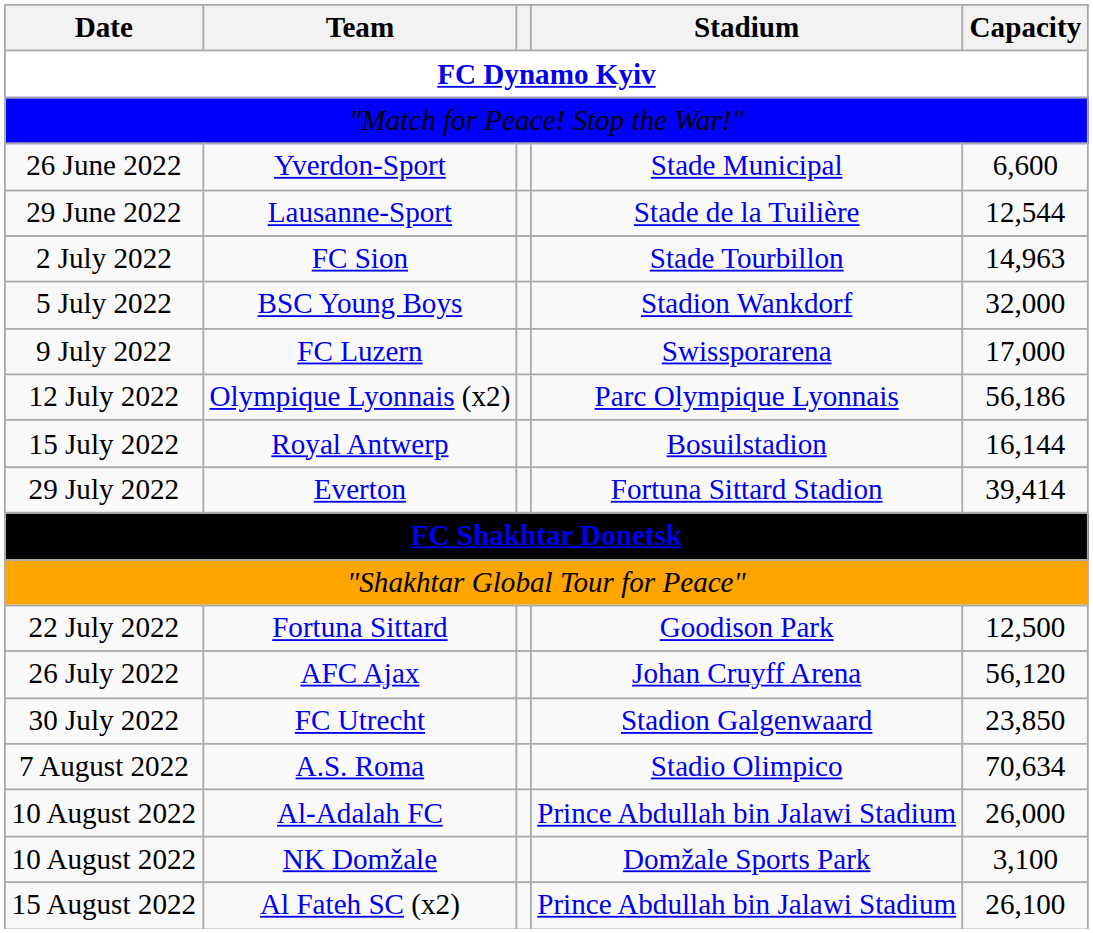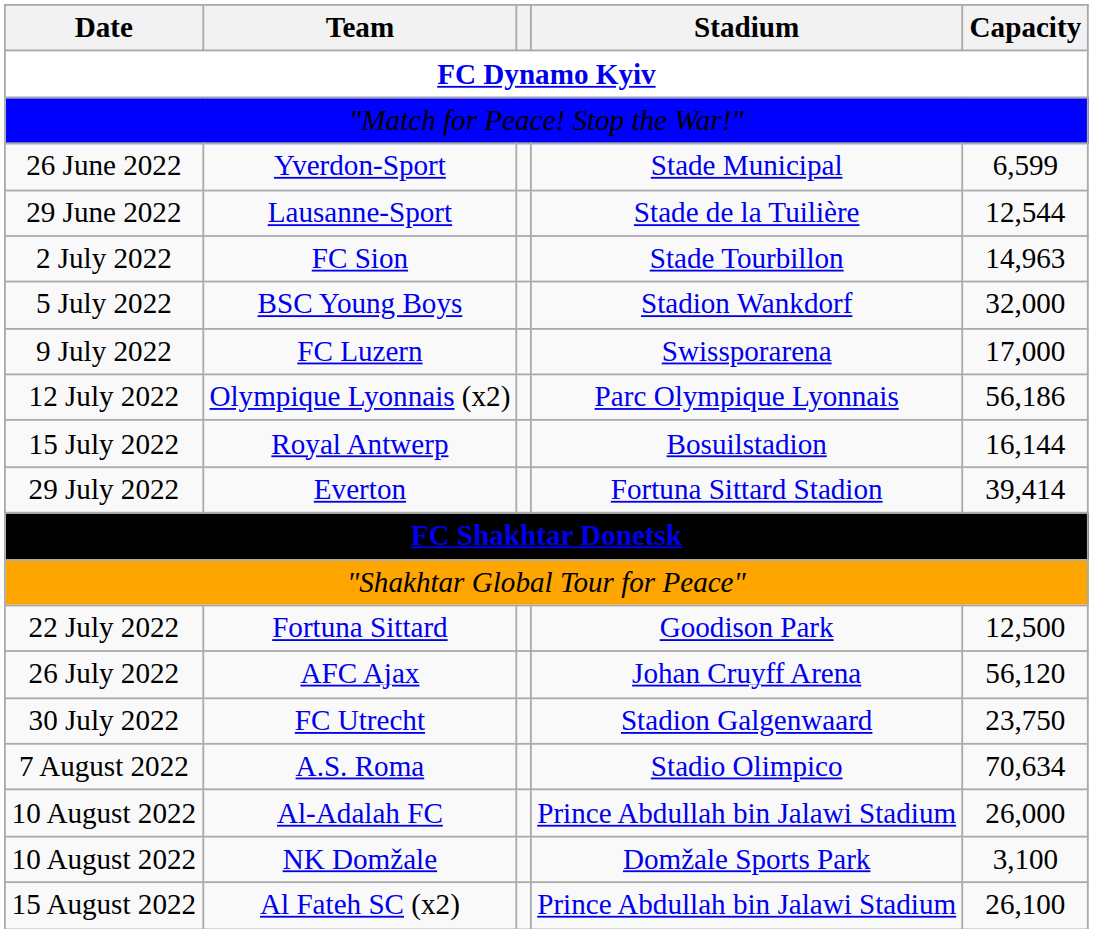(1025, 166) 6,600 -> (1025, 166) 6,599
(1025, 720) 23,850 -> (1025, 720) 23,750
